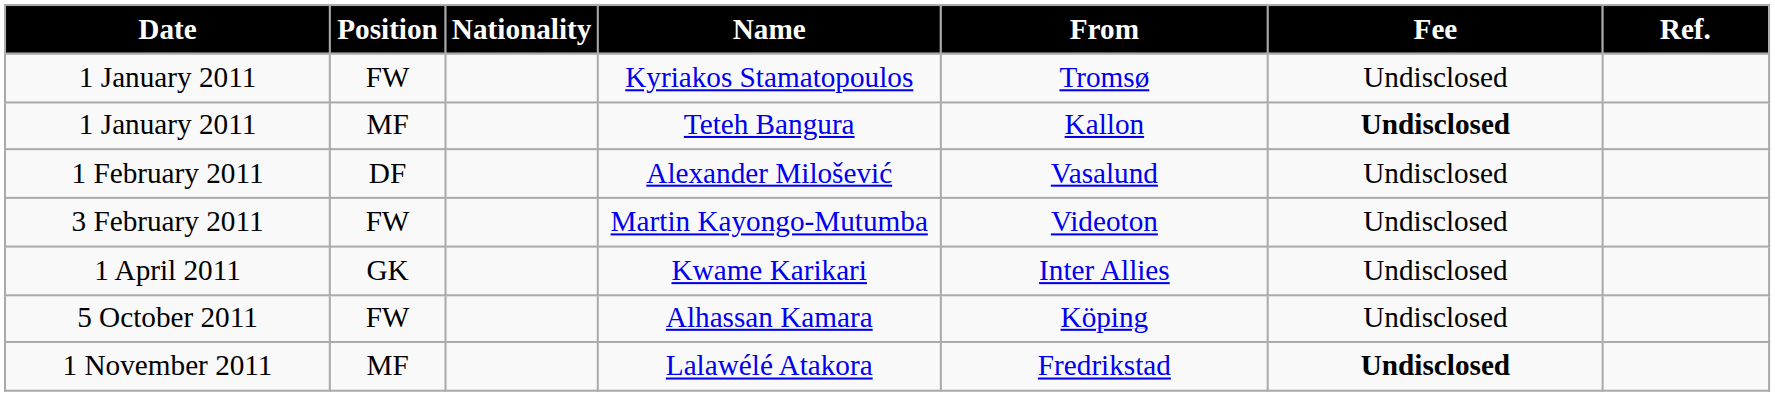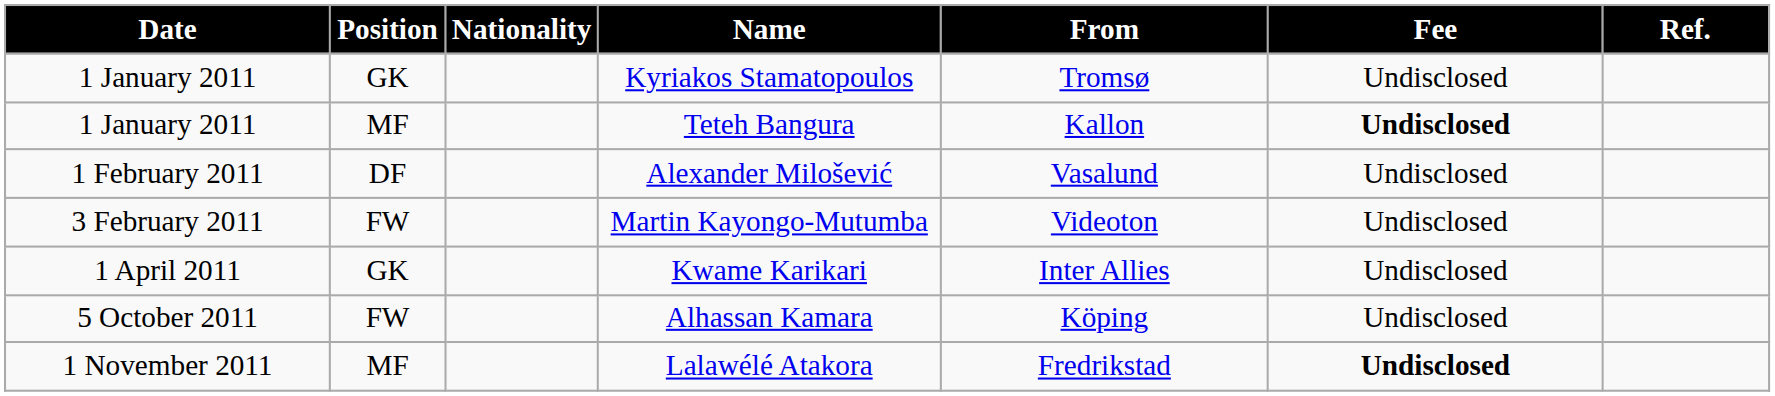(388, 77) FW -> (388, 77) GK
